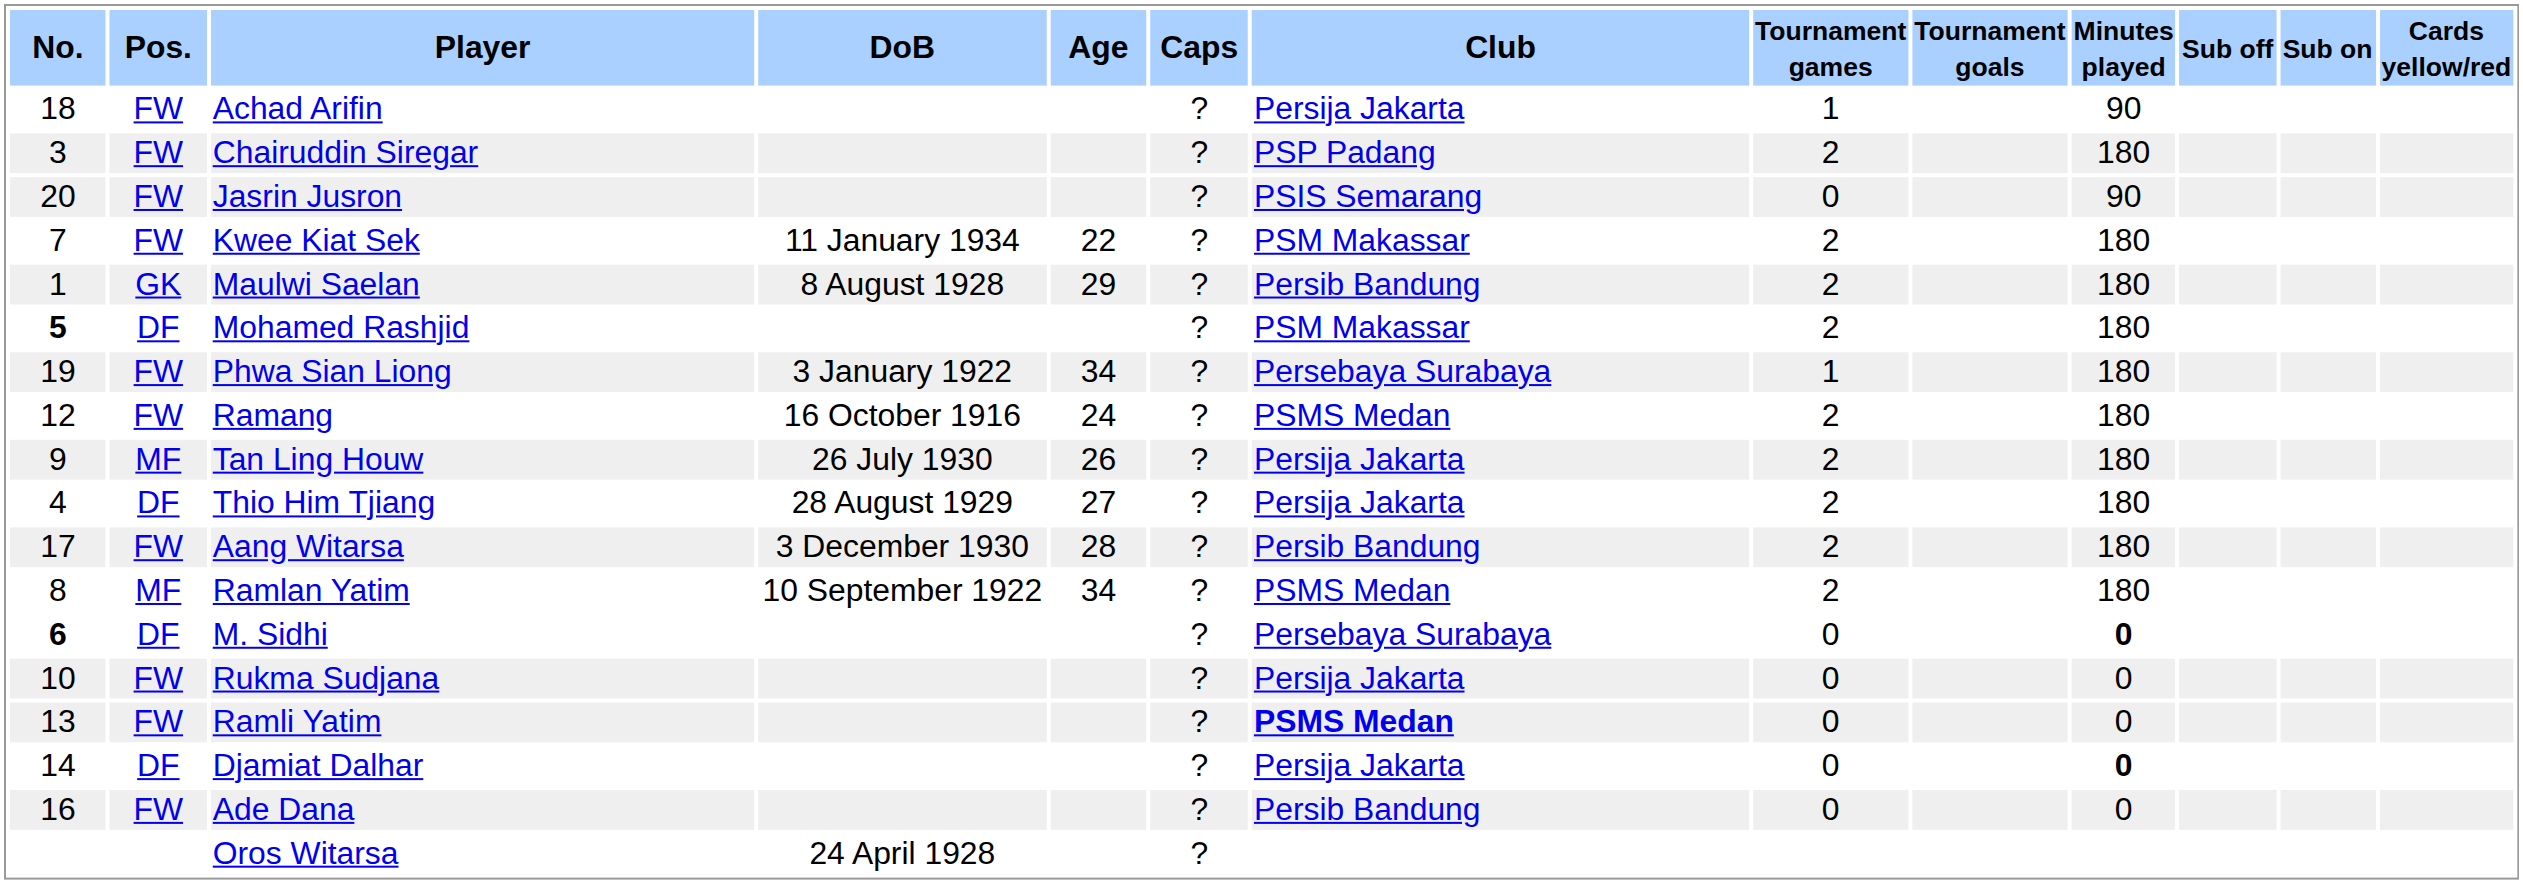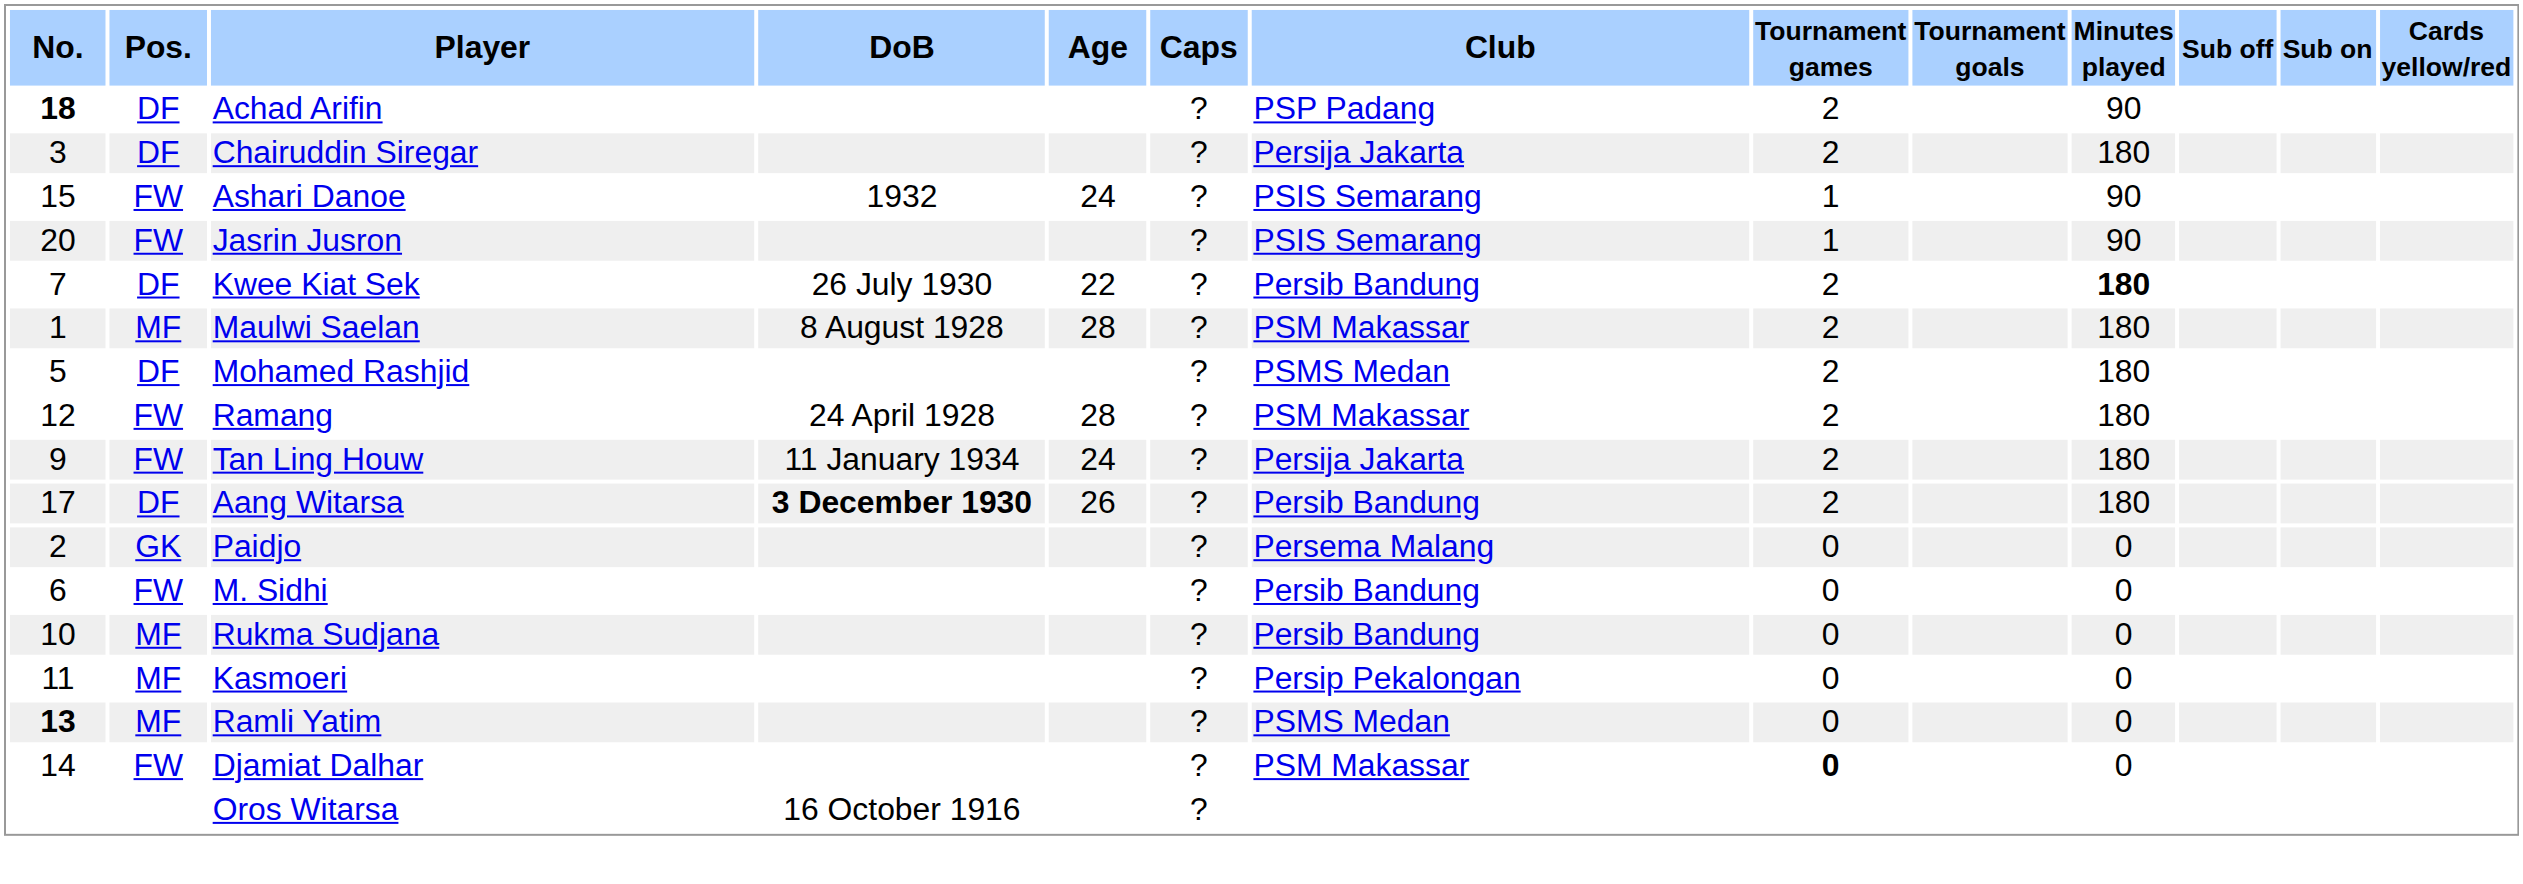(58, 108) normal -> (58, 108) bold
(158, 108) FW -> (158, 108) DF
(1359, 108) Persija Jakarta -> (1344, 108) PSP Padang
(1831, 108) 1 -> (1831, 108) 2
(158, 152) FW -> (158, 152) DF
(1345, 152) PSP Padang -> (1359, 152) Persija Jakarta
+ row: (309, 196)
(1831, 196) 0 -> (1831, 240) 1
(158, 240) FW -> (158, 284) DF
(902, 240) 11 January 1934 -> (902, 284) 26 July 1930
(1362, 240) PSM Makassar -> (1367, 284) Persib Bandung
(2124, 240) normal -> (2124, 284) bold
(158, 284) GK -> (158, 327) MF
(1098, 284) 29 -> (1098, 327) 28
(1367, 284) Persib Bandung -> (1361, 327) PSM Makassar
(58, 327) bold -> (58, 371) normal
(1362, 327) PSM Makassar -> (1352, 371) PSMS Medan
- row: (332, 371)
(902, 415) 16 October 1916 -> (902, 415) 24 April 1928
(1098, 415) 24 -> (1098, 415) 28
(1352, 415) PSMS Medan -> (1361, 415) PSM Makassar
(158, 459) MF -> (158, 459) FW
(902, 459) 26 July 1930 -> (902, 459) 11 January 1934
(1098, 459) 26 -> (1098, 459) 24
- row: (324, 502)
(158, 546) FW -> (158, 502) DF
(902, 546) normal -> (902, 502) bold
(1098, 546) 28 -> (1098, 502) 26
- row: (311, 590)
+ row: (257, 546)
(58, 634) bold -> (58, 590) normal
(158, 634) DF -> (158, 590) FW
(1403, 634) Persebaya Surabaya -> (1367, 590) Persib Bandung
(2124, 634) bold -> (2124, 590) normal
(158, 678) FW -> (158, 634) MF
(1359, 678) Persija Jakarta -> (1367, 634) Persib Bandung
+ row: (280, 678)
(58, 721) normal -> (58, 721) bold
(158, 721) FW -> (158, 721) MF
(1354, 721) bold -> (1352, 721) normal
(158, 765) DF -> (158, 765) FW
(1359, 765) Persija Jakarta -> (1361, 765) PSM Makassar
(1831, 765) normal -> (1831, 765) bold
(2124, 765) bold -> (2124, 765) normal
- row: (284, 809)
(902, 853) 24 April 1928 -> (902, 809) 16 October 1916
